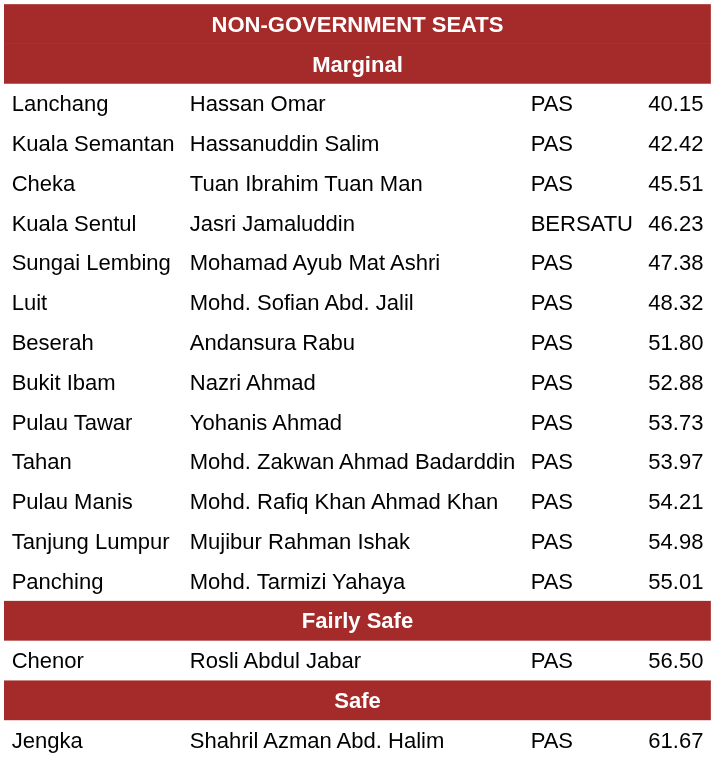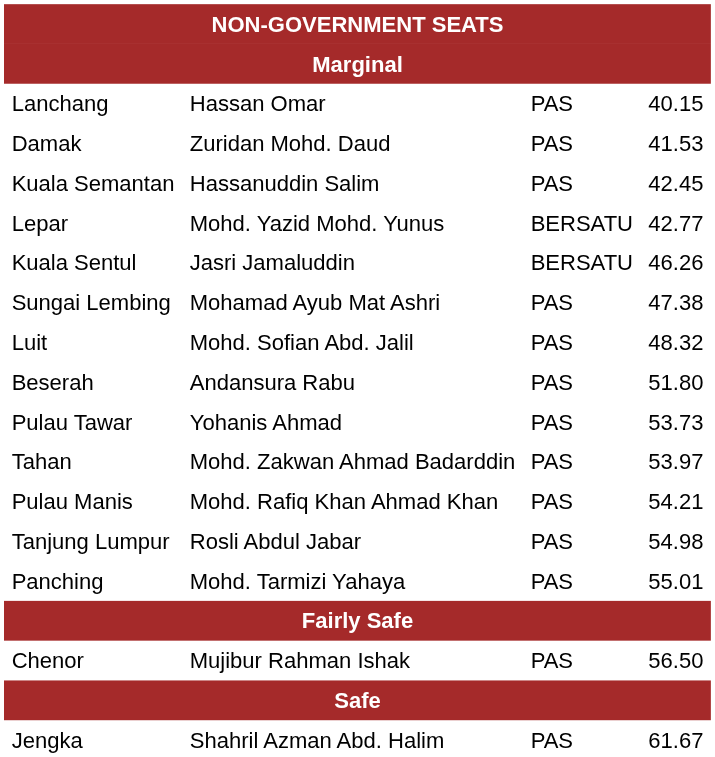+ row: (47, 143)
(676, 143) 42.42 -> (676, 183) 42.45
+ row: (40, 223)
- row: (43, 183)
(676, 223) 46.23 -> (676, 262) 46.26
- row: (64, 382)
(300, 541) Mujibur Rahman Ishak -> (275, 541) Rosli Abdul Jabar
(275, 660) Rosli Abdul Jabar -> (300, 660) Mujibur Rahman Ishak
